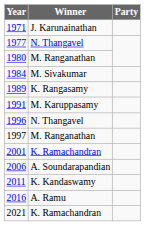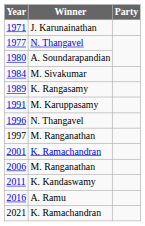(63, 58) M. Ranganathan -> (70, 58) A. Soundarapandian
(70, 167) A. Soundarapandian -> (63, 167) M. Ranganathan
